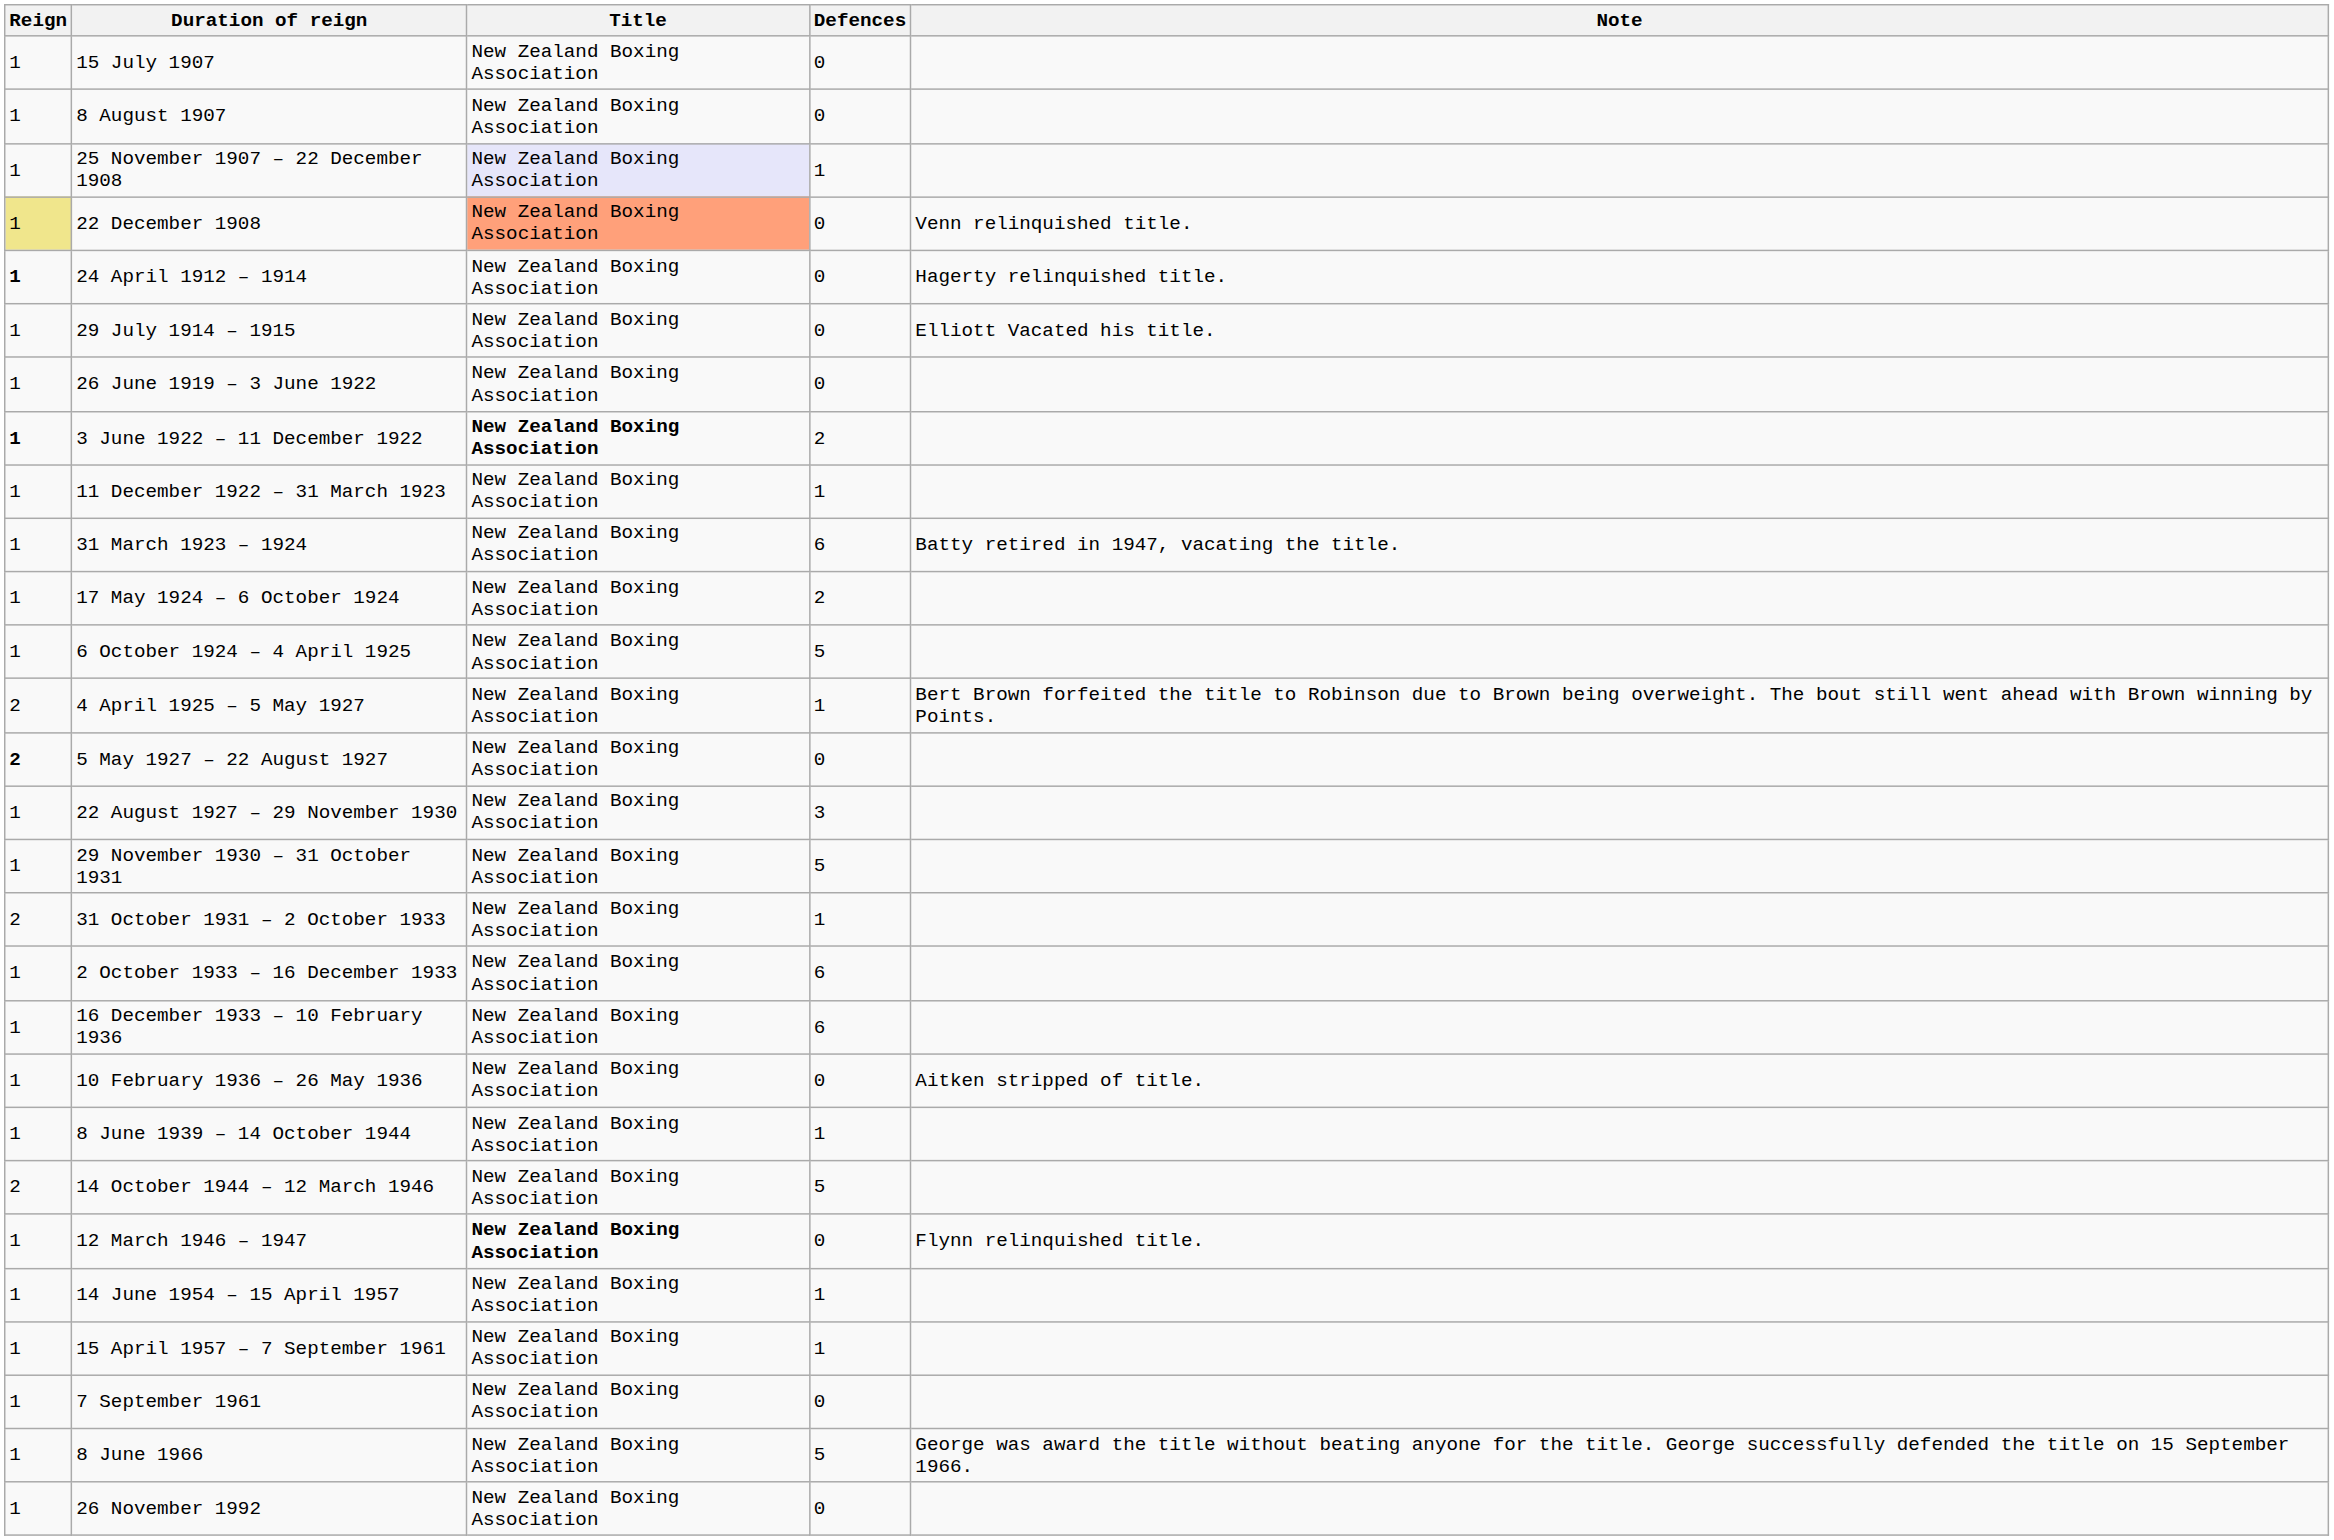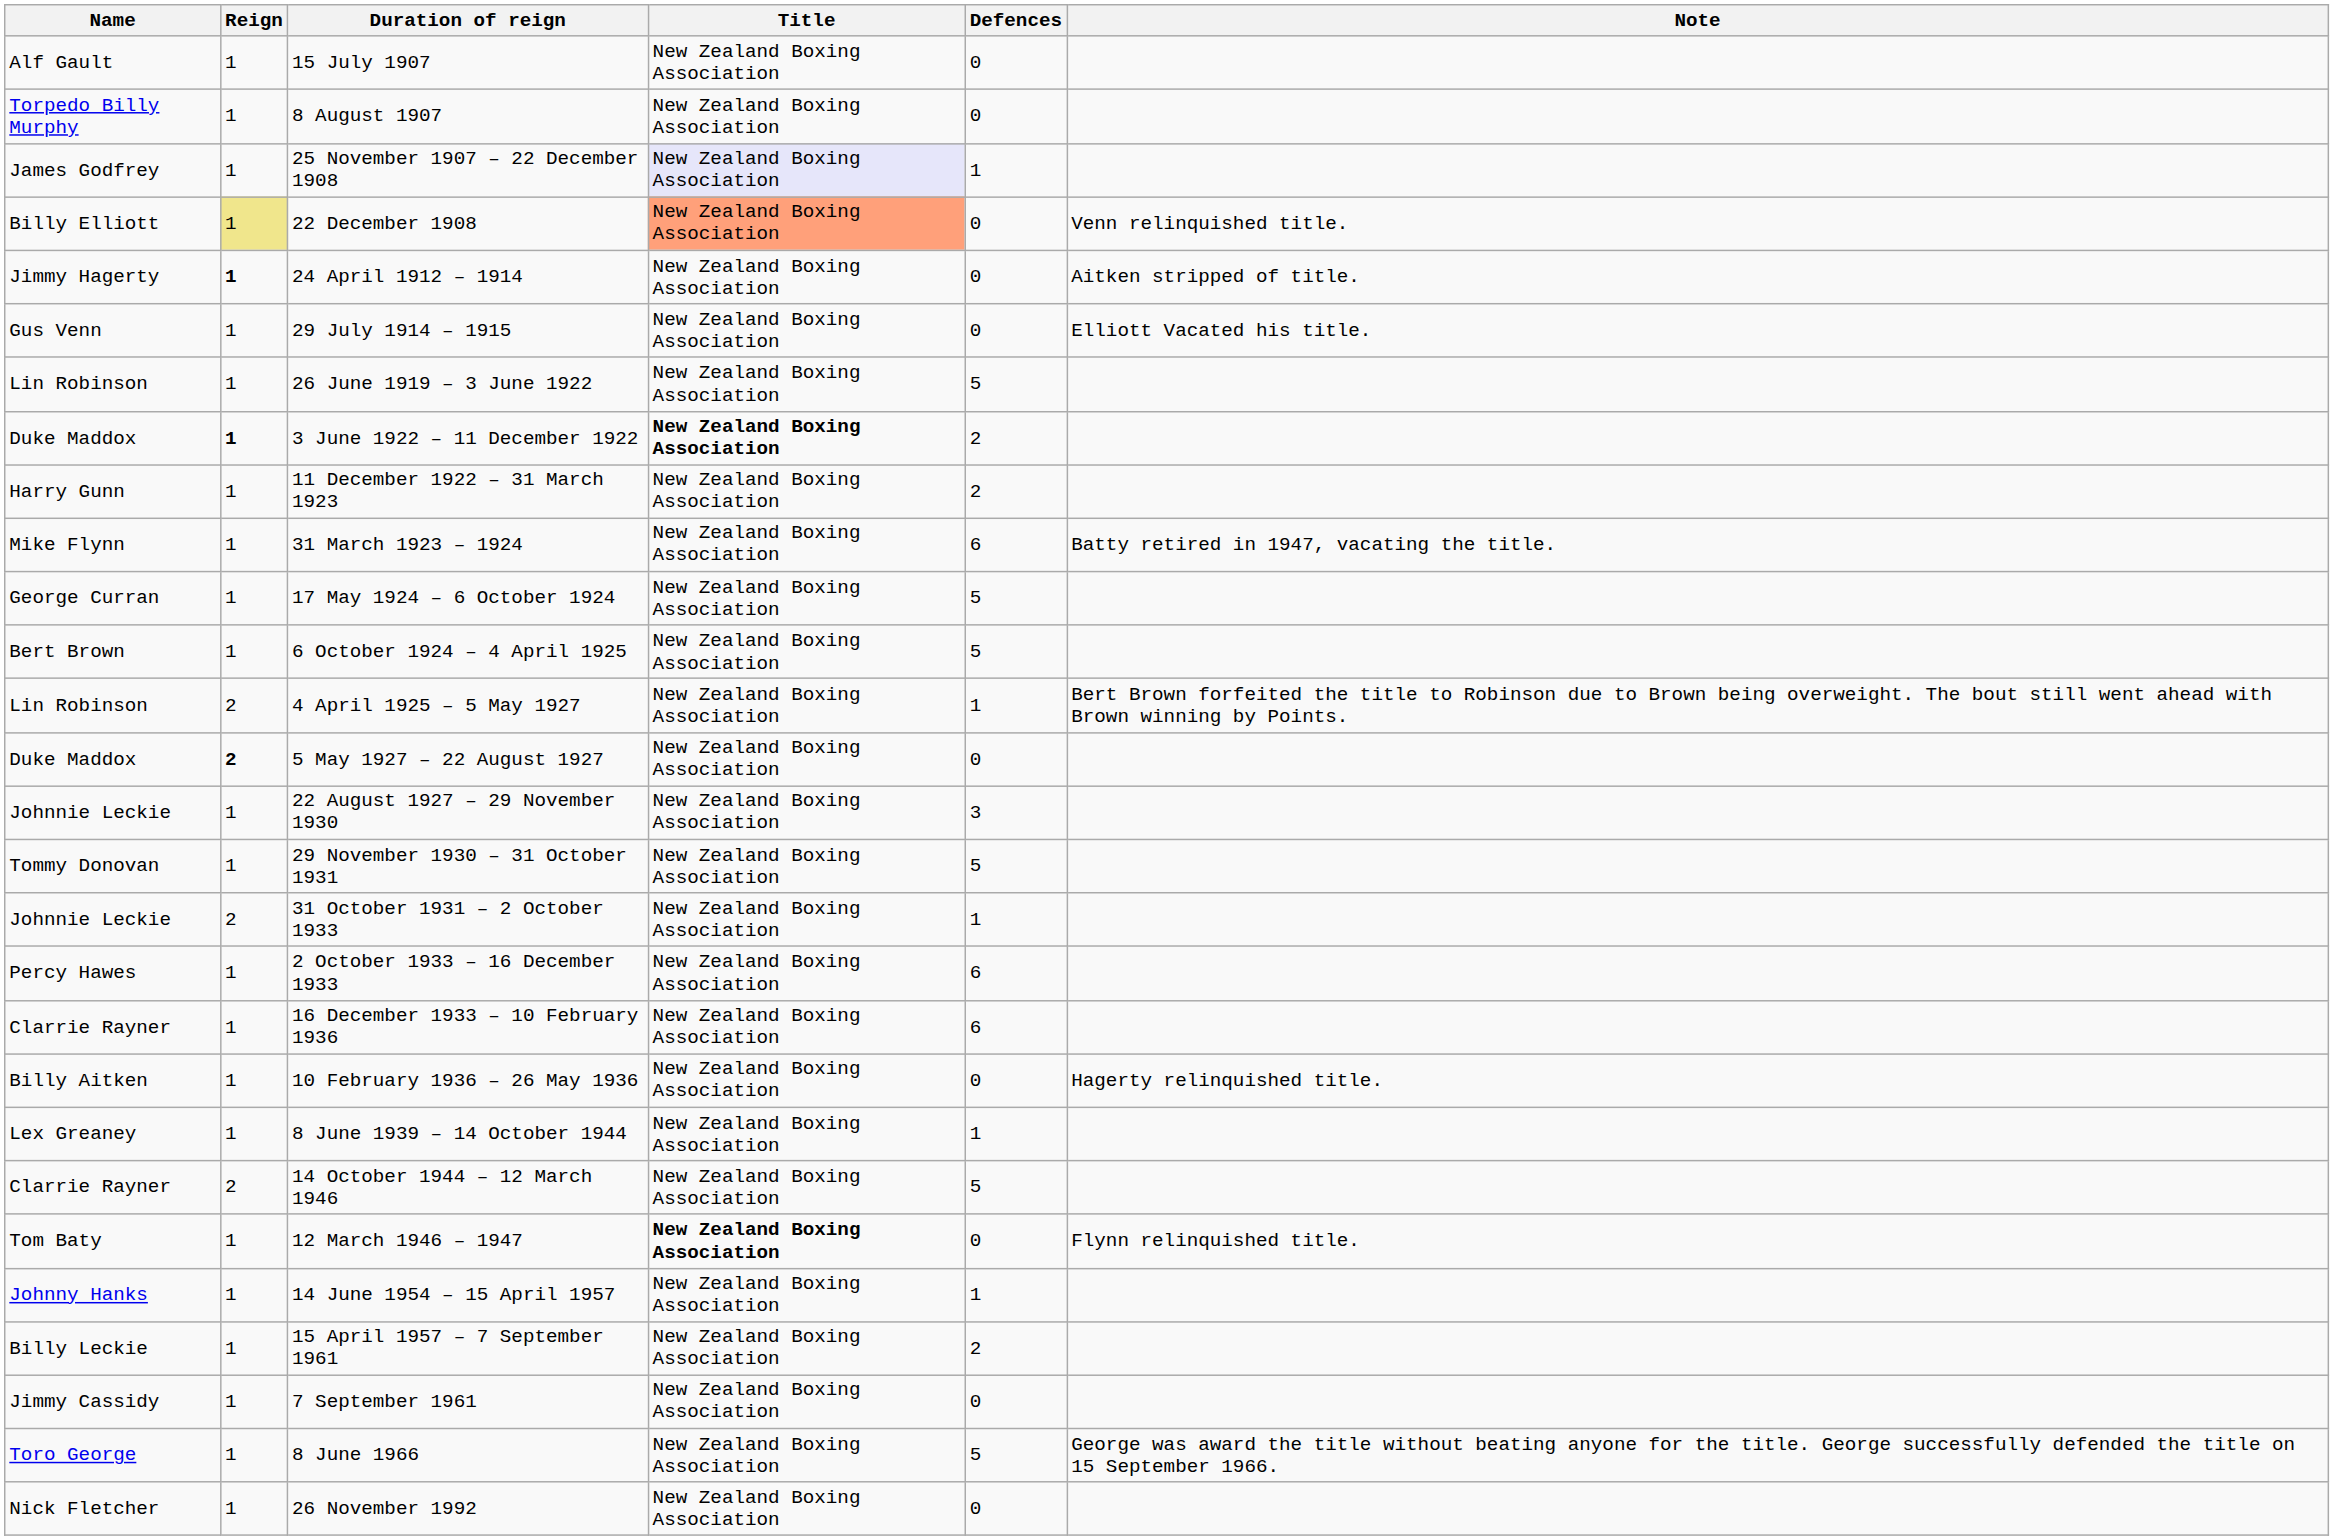+ column: (113, 20)
(1071, 277) Hagerty relinquished title. -> (1216, 277) Aitken stripped of title.
(820, 384) 0 -> (975, 384) 5
(820, 491) 1 -> (975, 491) 2
(820, 598) 2 -> (975, 598) 5
(1060, 1080) Aitken stripped of title. -> (1227, 1080) Hagerty relinquished title.
(820, 1348) 1 -> (975, 1348) 2
